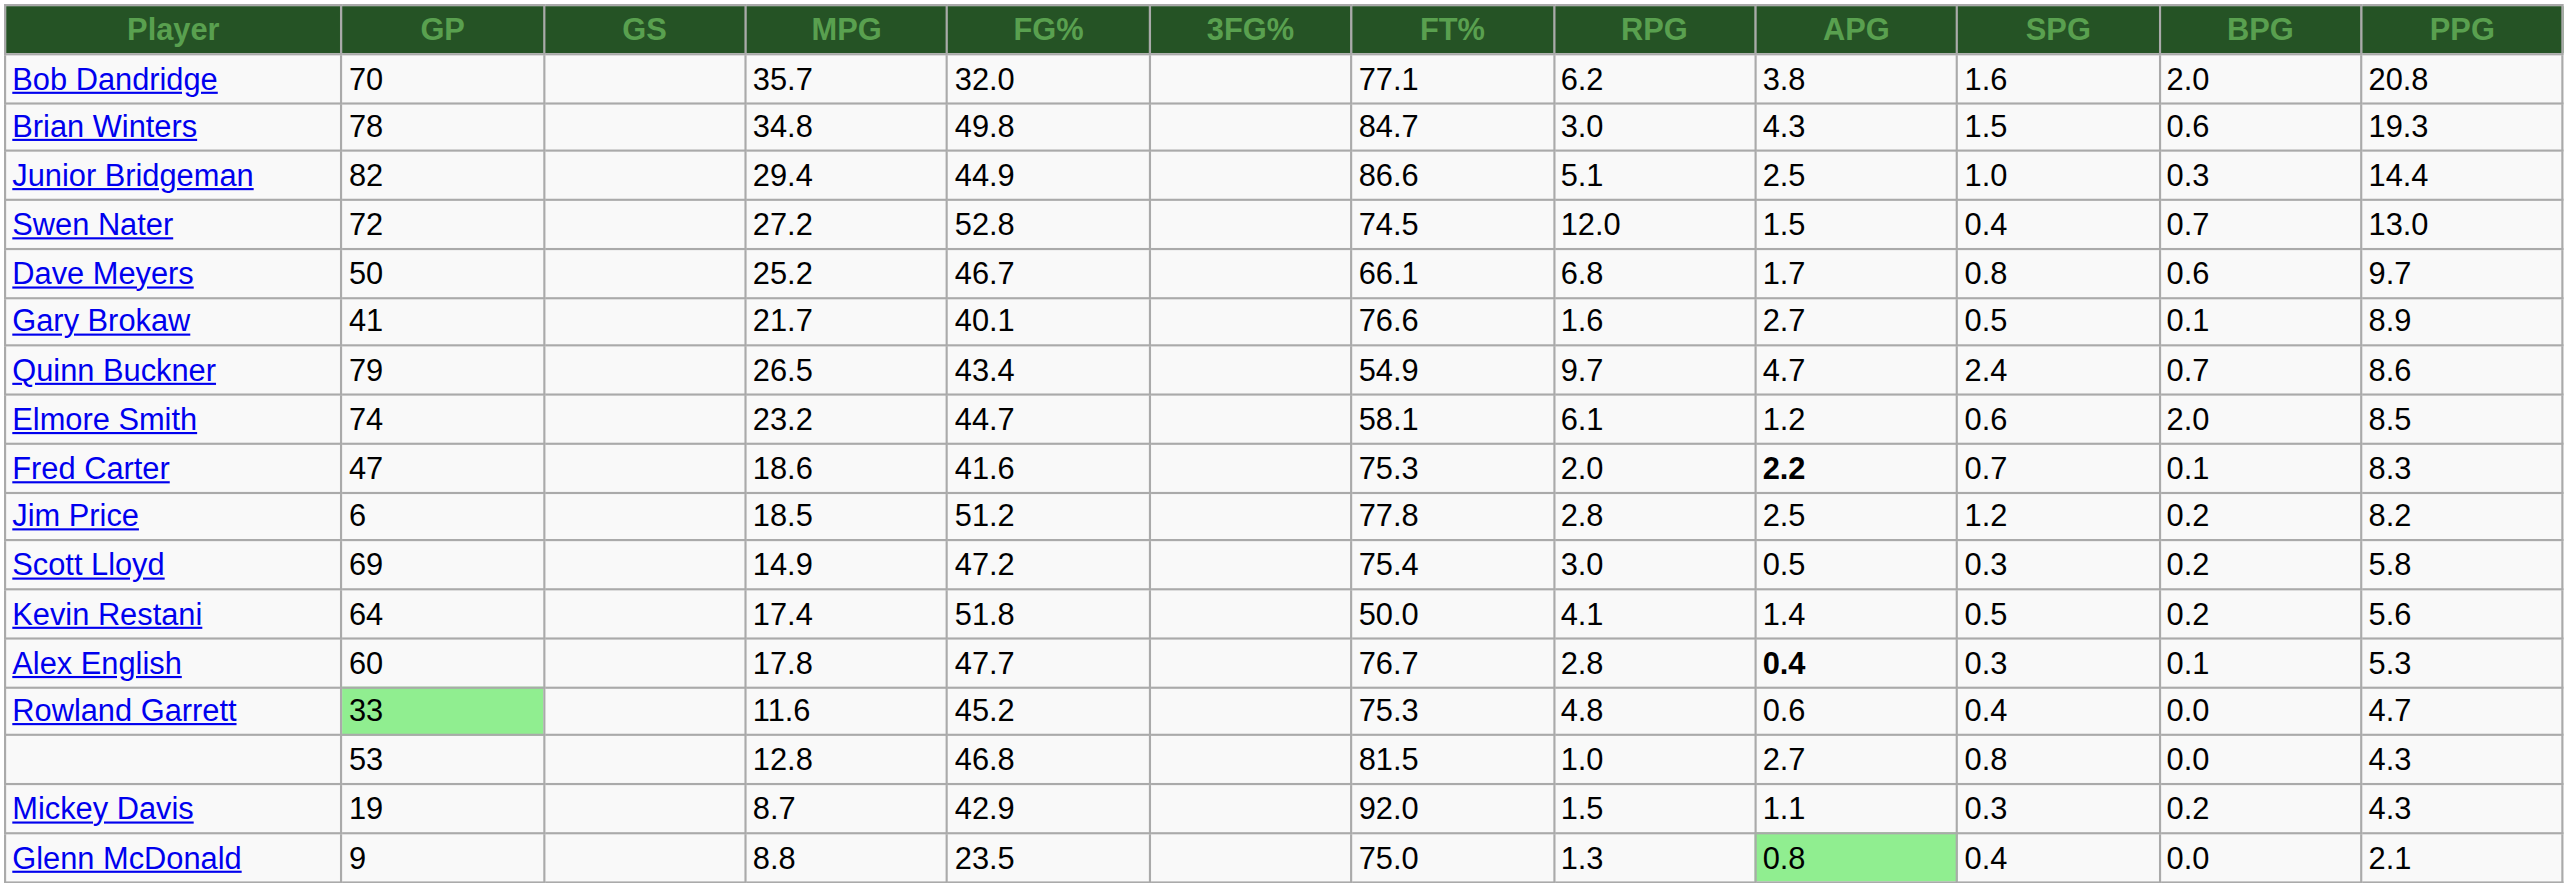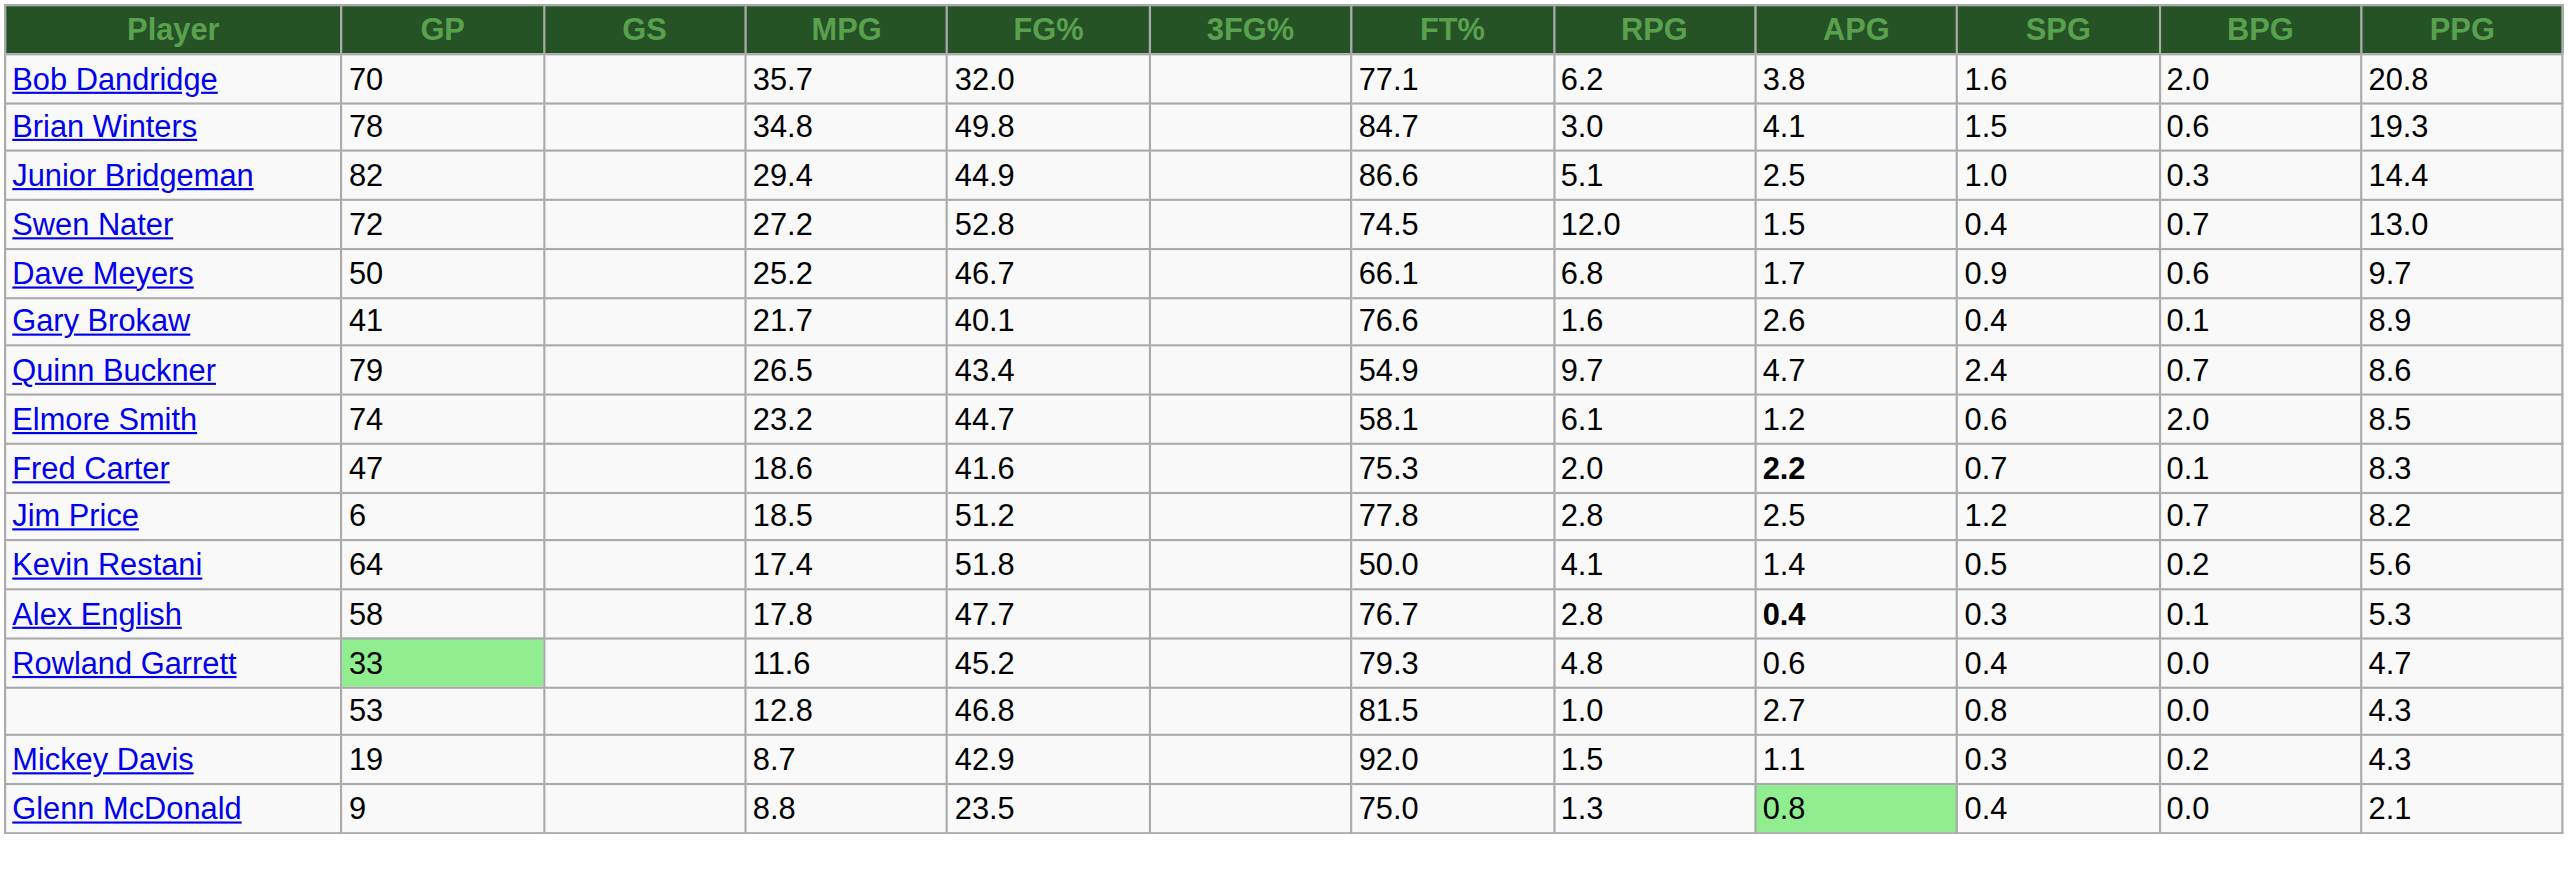(1784, 127) 4.3 -> (1784, 127) 4.1
(1986, 273) 0.8 -> (1986, 273) 0.9
(1784, 322) 2.7 -> (1784, 322) 2.6
(1986, 322) 0.5 -> (1986, 322) 0.4
(2188, 517) 0.2 -> (2188, 517) 0.7
- row: (88, 565)
(366, 663) 60 -> (366, 614) 58
(1389, 711) 75.3 -> (1389, 663) 79.3
